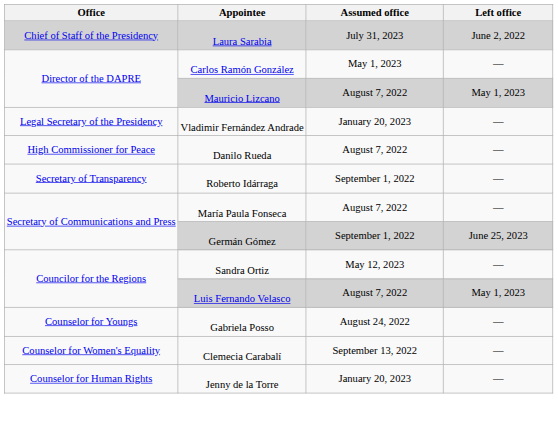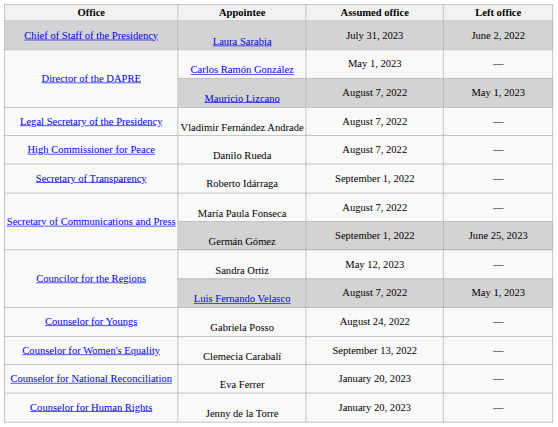(375, 121) January 20, 2023 -> (375, 121) August 7, 2022
+ row: (242, 385)
